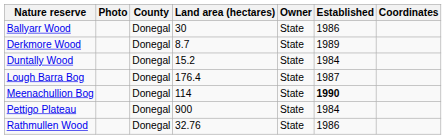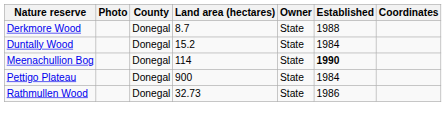- row: (39, 28)
(328, 45) 1989 -> (328, 28) 1988
- row: (45, 77)
(188, 126) 32.76 -> (188, 93) 32.73
